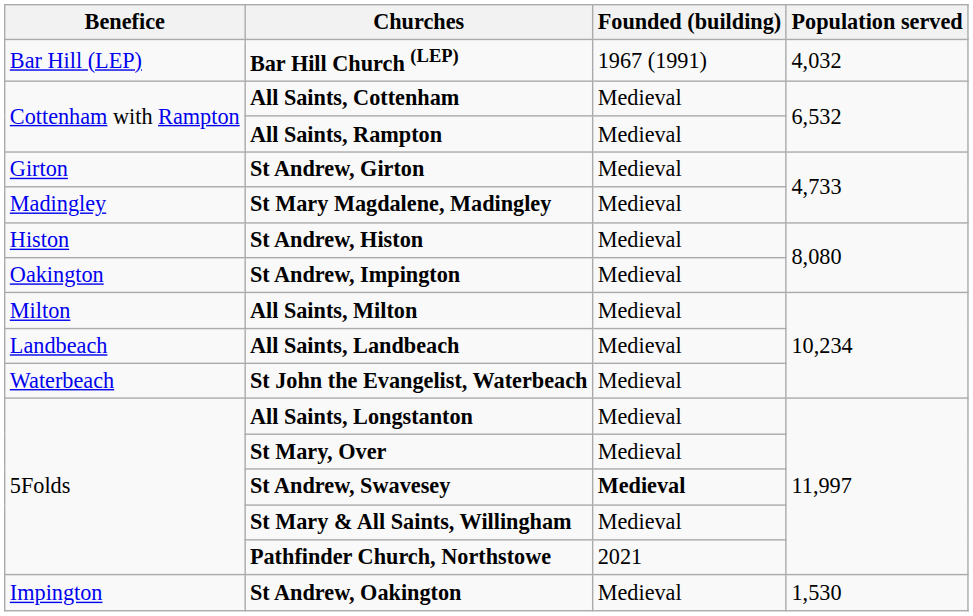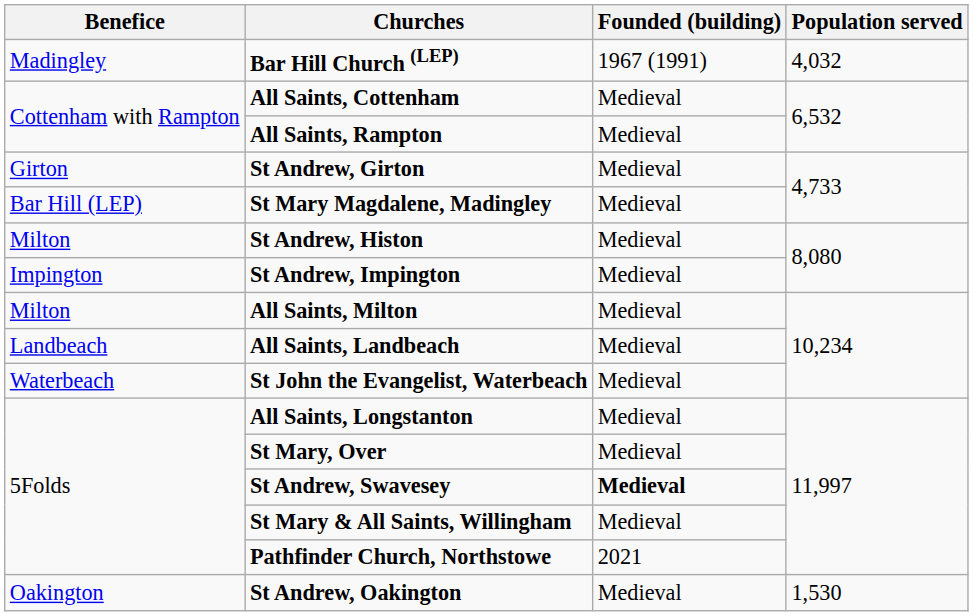(76, 60) Bar Hill (LEP) -> (58, 60) Madingley
(58, 204) Madingley -> (76, 204) Bar Hill (LEP)
(39, 239) Histon -> (40, 239) Milton
(57, 275) Oakington -> (56, 275) Impington
(56, 592) Impington -> (57, 592) Oakington
